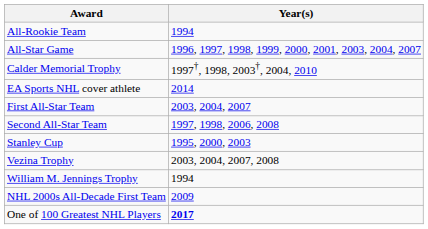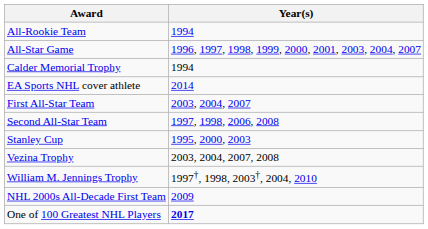(244, 69) 1997†, 1998, 2003†, 2004, 2010 -> (182, 67) 1994
(182, 178) 1994 -> (244, 177) 1997†, 1998, 2003†, 2004, 2010
